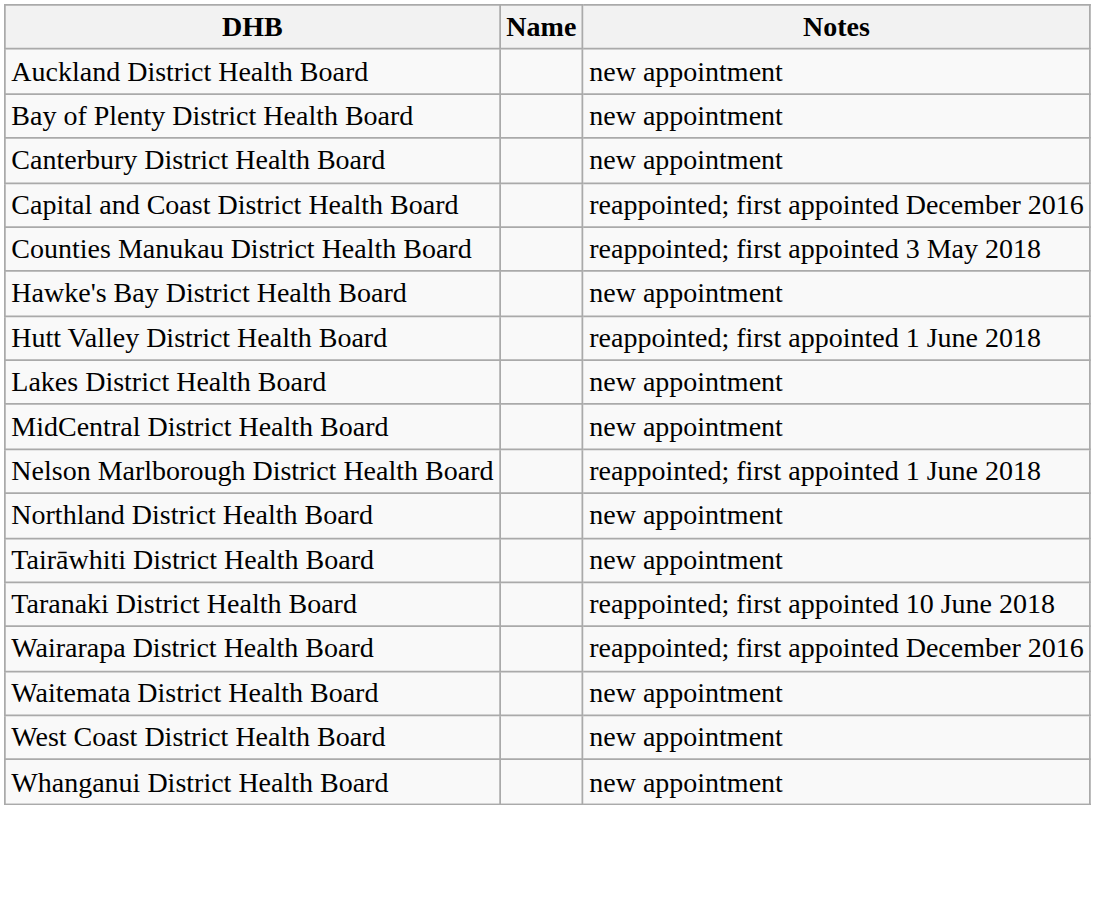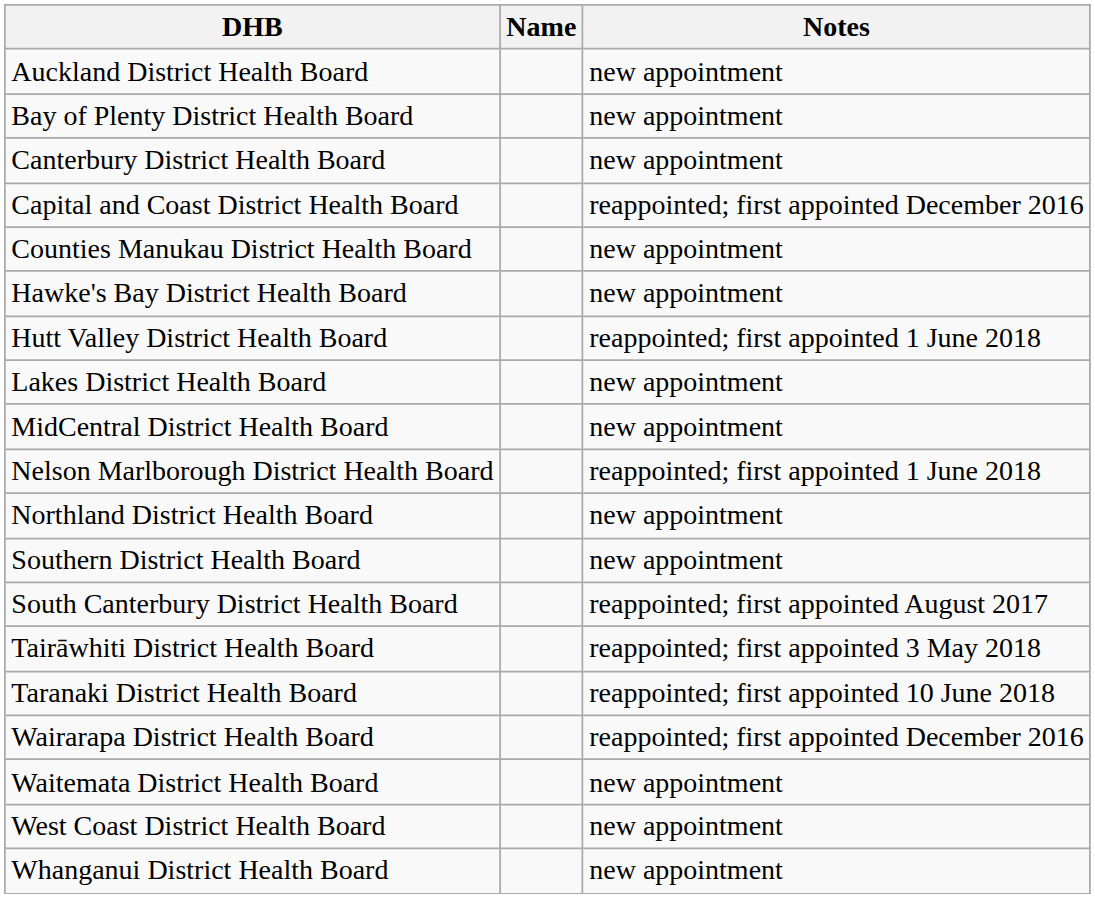(815, 248) reappointed; first appointed 3 May 2018 -> (686, 248) new appointment
+ row: (186, 559)
+ row: (235, 603)
(686, 559) new appointment -> (815, 648) reappointed; first appointed 3 May 2018
